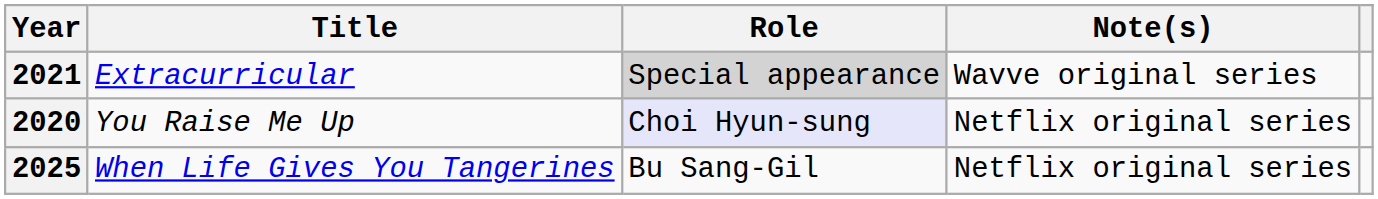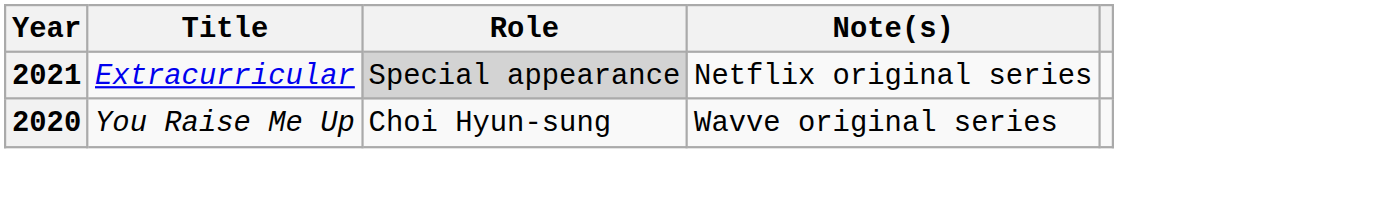(1136, 76) Wavve original series -> (893, 76) Netflix original series
(750, 123) lavender background -> (490, 123) no background
(1153, 123) Netflix original series -> (876, 123) Wavve original series
- row: (47, 170)
